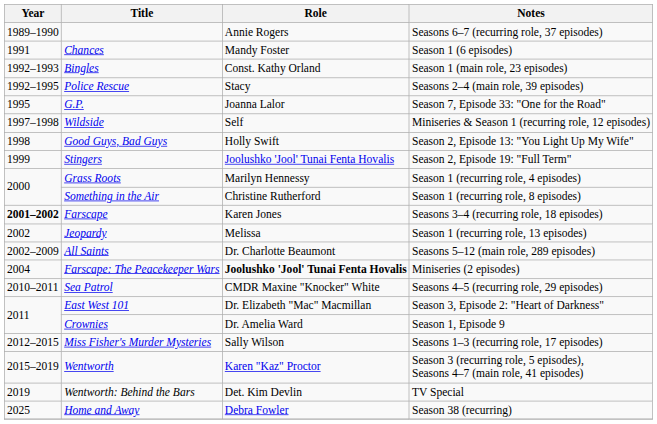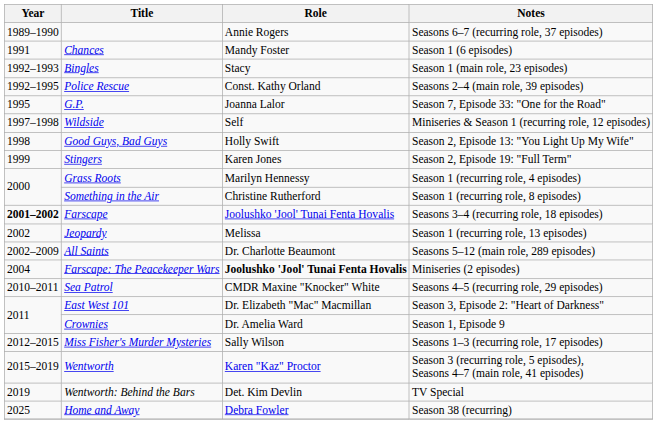(273, 68) Const. Kathy Orland -> (238, 68) Stacy
(238, 86) Stacy -> (273, 86) Const. Kathy Orland
(309, 159) Joolushko 'Jool' Tunai Fenta Hovalis -> (253, 159) Karen Jones
(253, 214) Karen Jones -> (309, 214) Joolushko 'Jool' Tunai Fenta Hovalis
